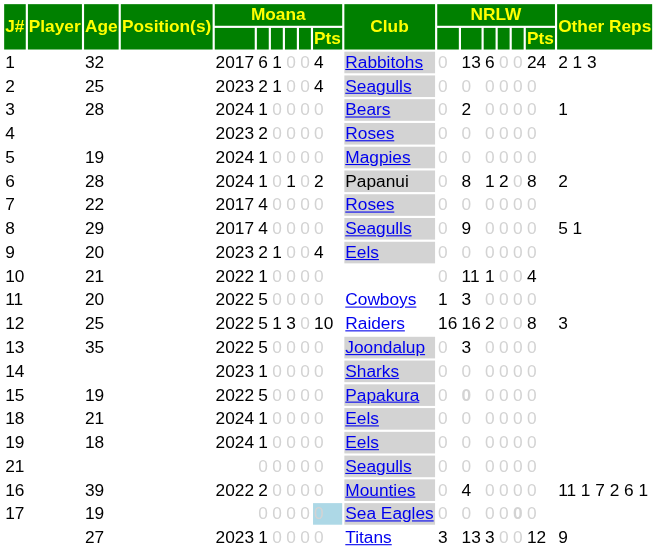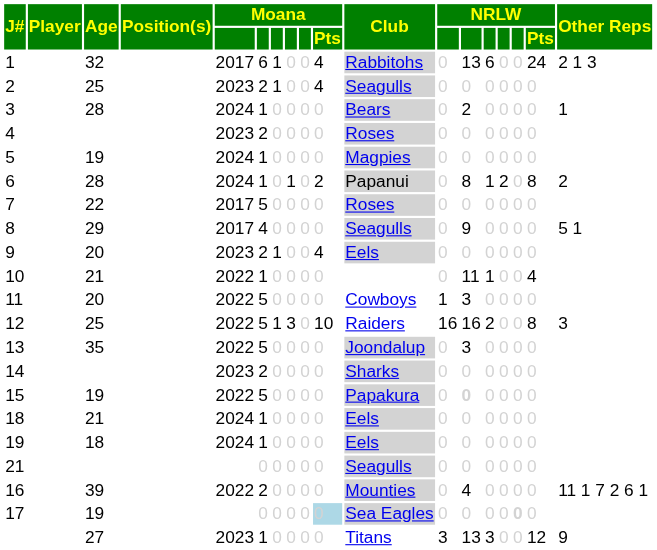(263, 205) 4 -> (263, 205) 5
(263, 371) 1 -> (263, 371) 2
